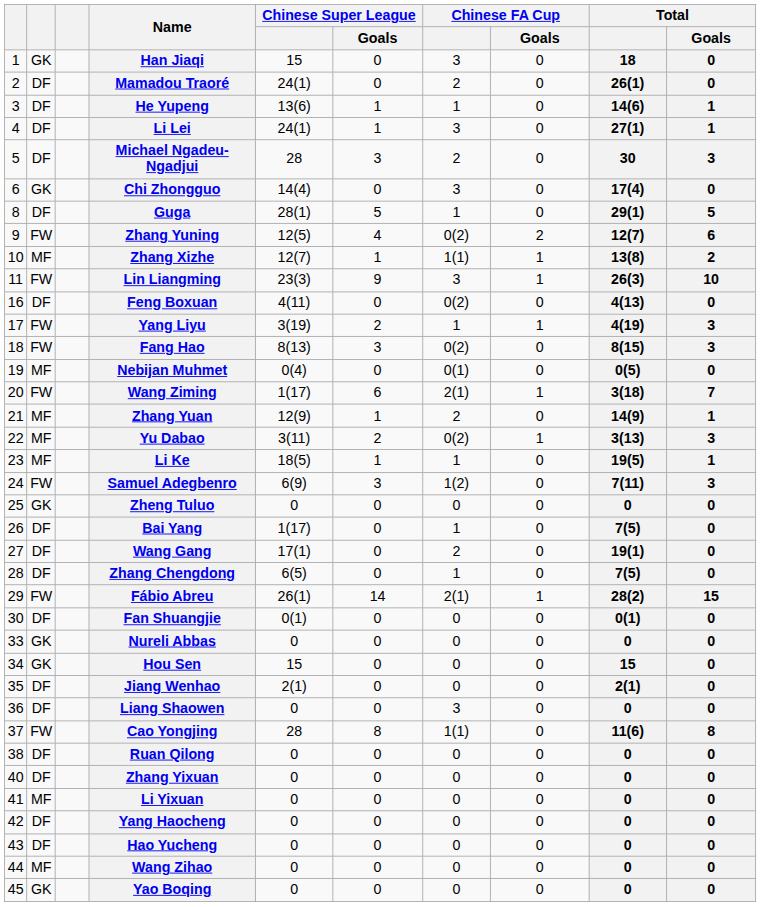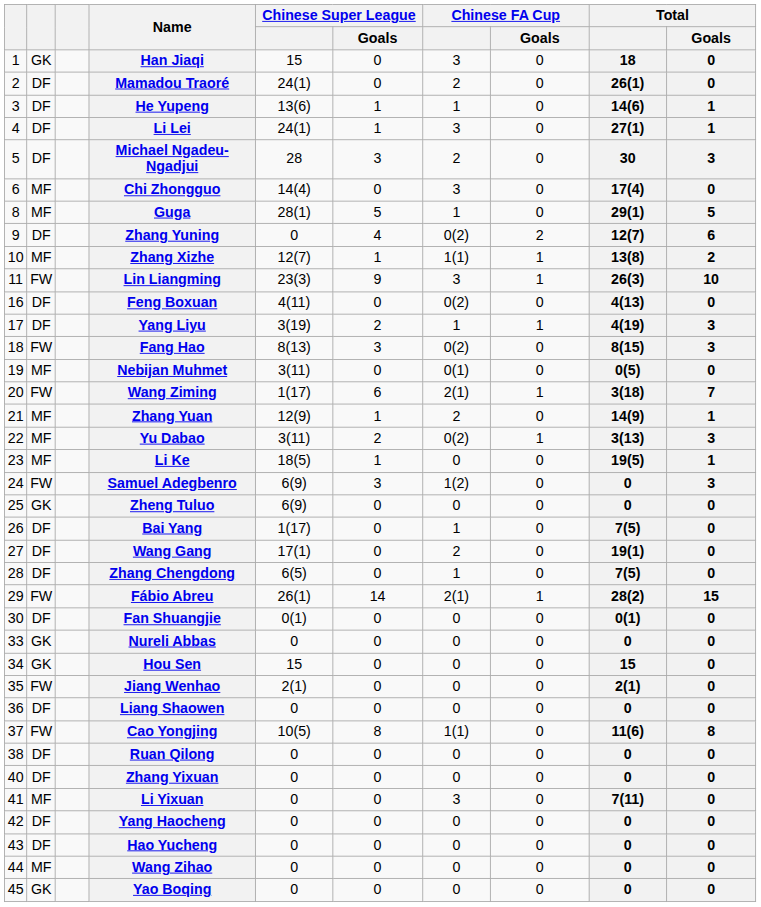(41, 189) GK -> (41, 189) MF
(41, 212) DF -> (41, 212) MF
(41, 235) FW -> (41, 235) DF
(294, 235) 12(5) -> (294, 235) 0
(41, 325) FW -> (41, 325) DF
(294, 370) 0(4) -> (294, 370) 3(11)
(456, 460) 1 -> (456, 460) 0
(628, 483) 7(11) -> (628, 483) 0
(294, 506) 0 -> (294, 506) 6(9)
(41, 686) DF -> (41, 686) FW
(456, 709) 3 -> (456, 709) 0
(294, 731) 28 -> (294, 731) 10(5)
(456, 799) 0 -> (456, 799) 3
(628, 799) 0 -> (628, 799) 7(11)
